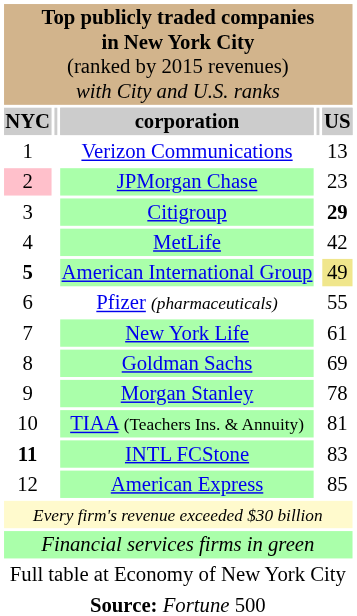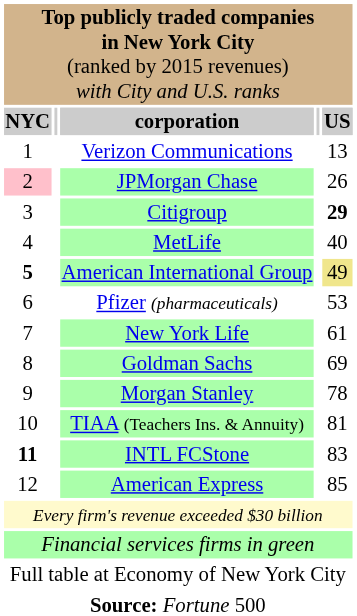(337, 182) 23 -> (337, 182) 26
(337, 242) 42 -> (337, 242) 40
(337, 303) 55 -> (337, 303) 53
